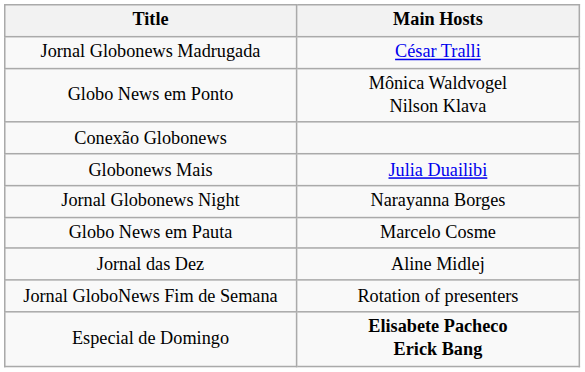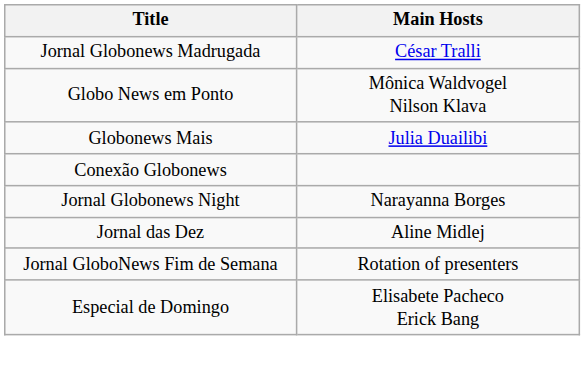rows swapped: (151, 137) <-> (151, 169)
- row: (150, 232)
(438, 338) bold -> (438, 307) normal
